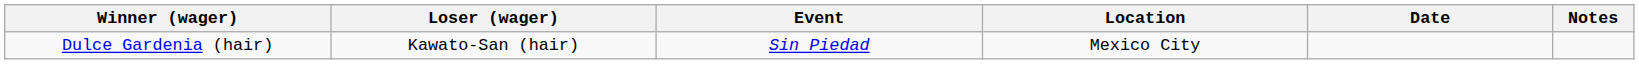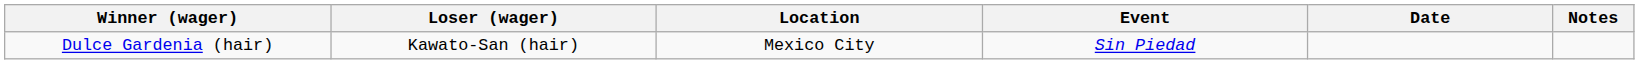columns swapped: (1145, 18) <-> (819, 18)
